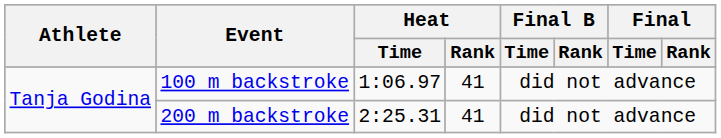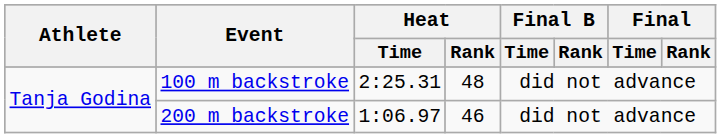(400, 83) 1:06.97 -> (400, 83) 2:25.31
(473, 83) 41 -> (473, 83) 48
(400, 116) 2:25.31 -> (400, 116) 1:06.97
(473, 116) 41 -> (473, 116) 46
